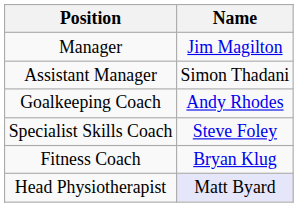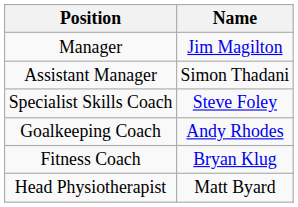rows swapped: (91, 103) <-> (91, 131)
(235, 187) lavender background -> (235, 187) no background
